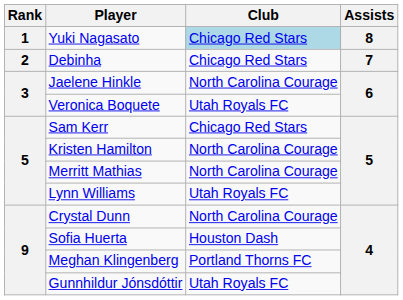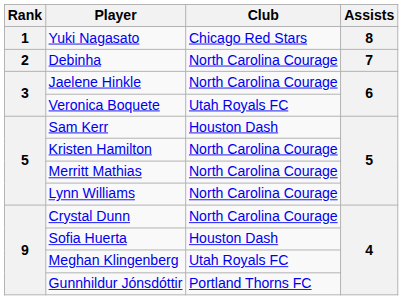(248, 37) lightblue background -> (248, 37) no background
(248, 60) Chicago Red Stars -> (263, 60) North Carolina Courage
(248, 127) Chicago Red Stars -> (234, 127) Houston Dash
(239, 194) Utah Royals FC -> (263, 194) North Carolina Courage
(250, 261) Portland Thorns FC -> (239, 261) Utah Royals FC
(239, 283) Utah Royals FC -> (250, 283) Portland Thorns FC
